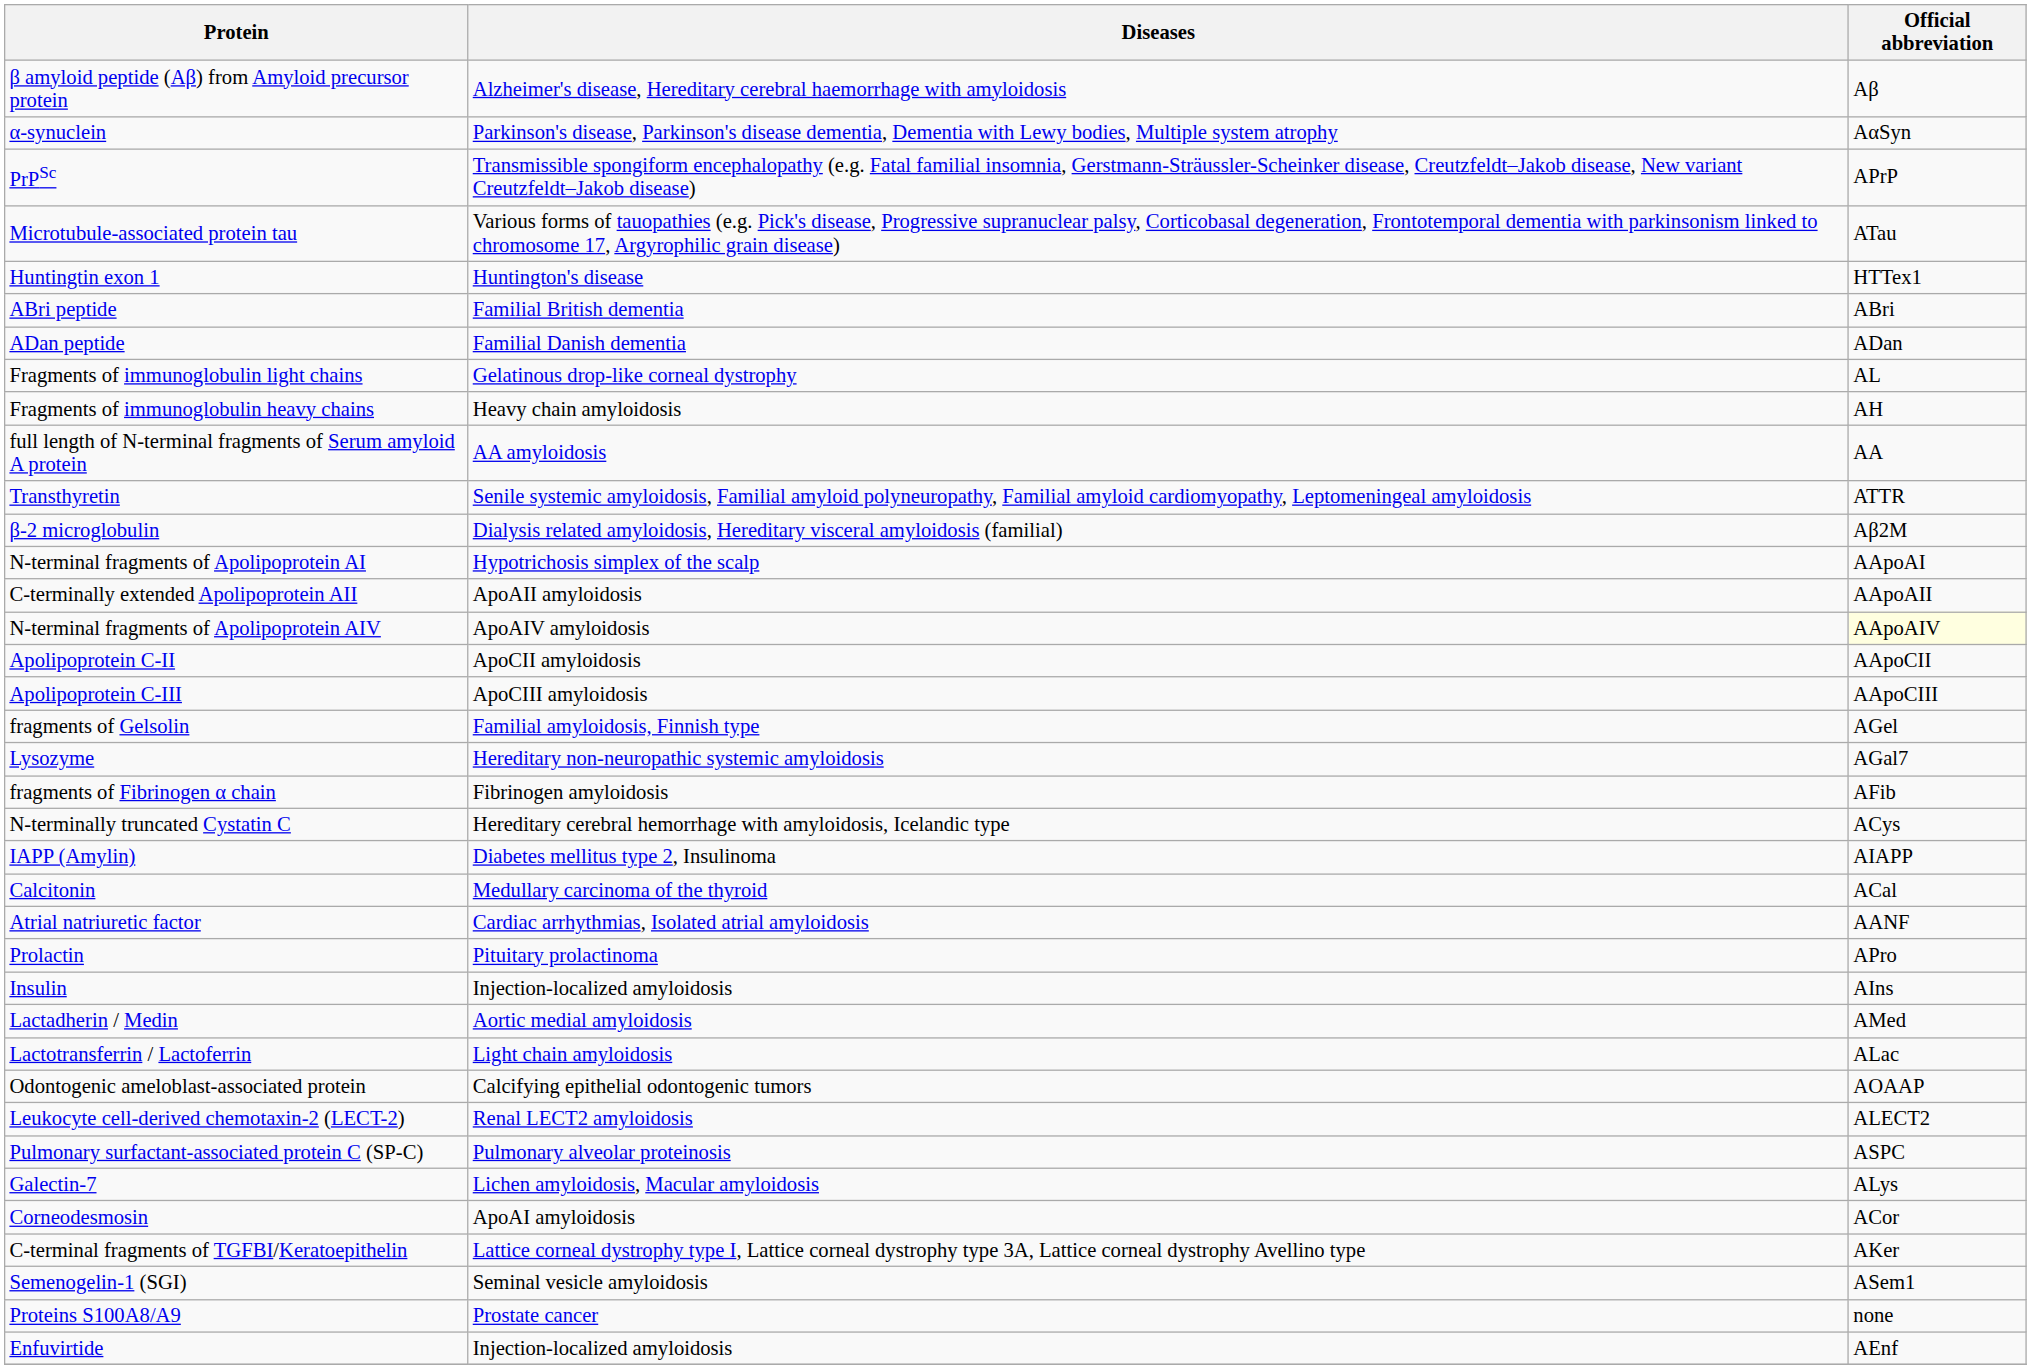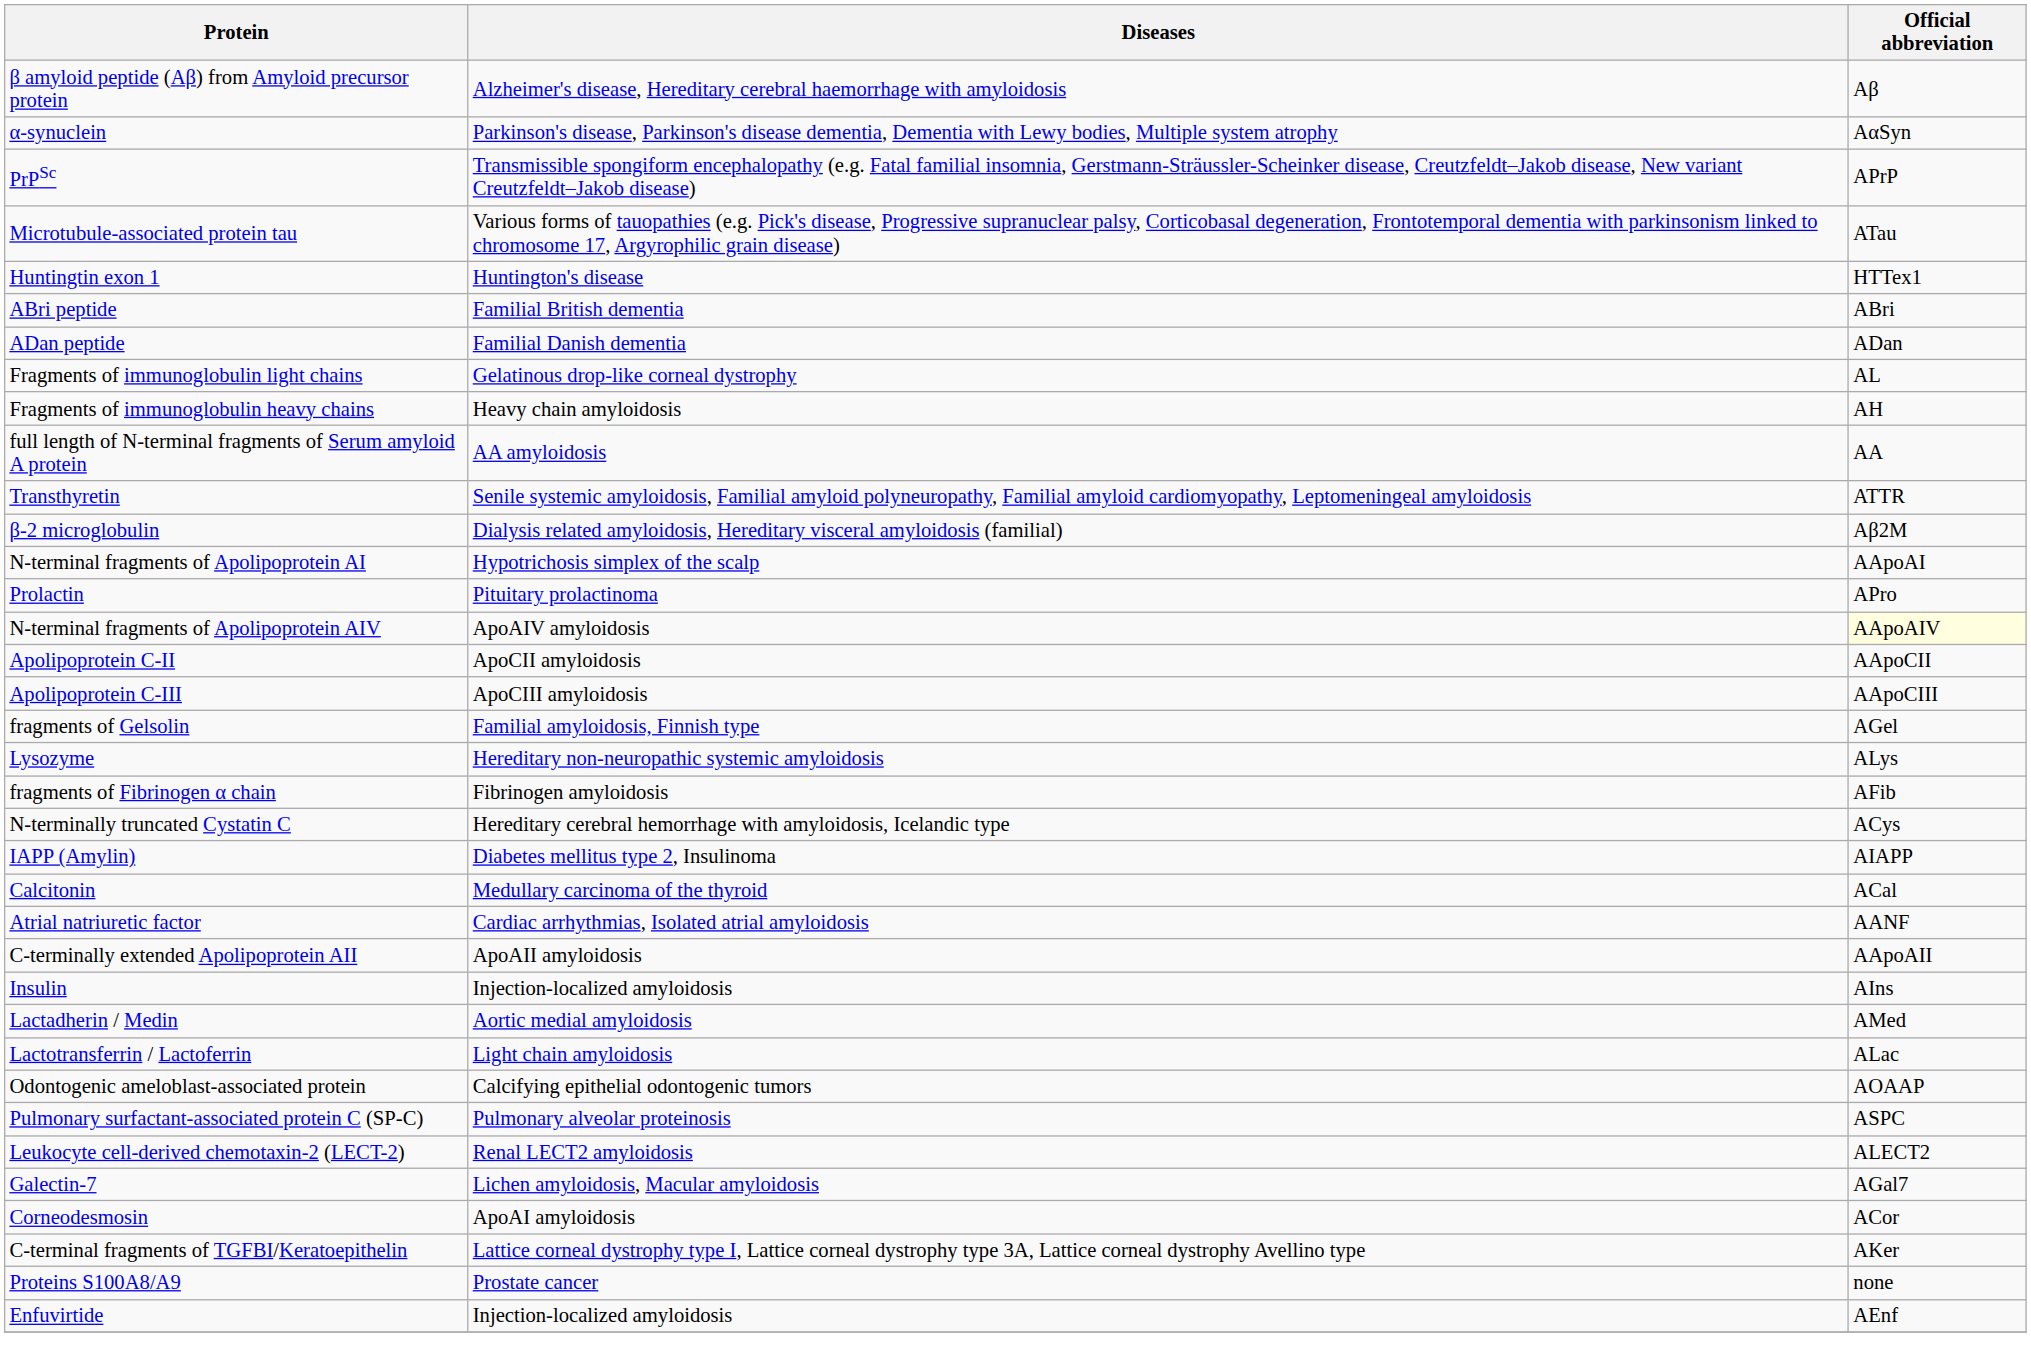rows swapped: (183, 595) <-> (47, 955)
(1881, 758) AGal7 -> (1876, 758) ALys
rows swapped: (216, 1151) <-> (207, 1118)
(1876, 1184) ALys -> (1881, 1184) AGal7
- row: (98, 1282)
